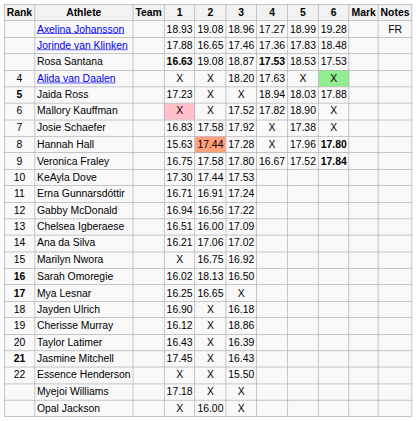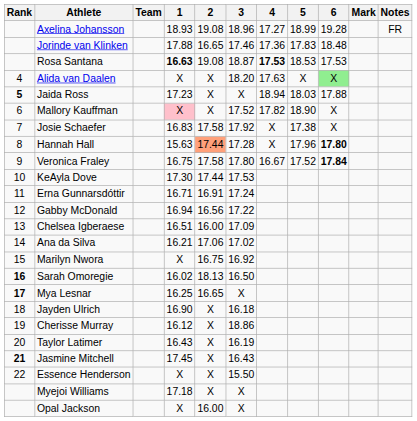(241, 342) 16.39 -> (241, 342) 16.19
